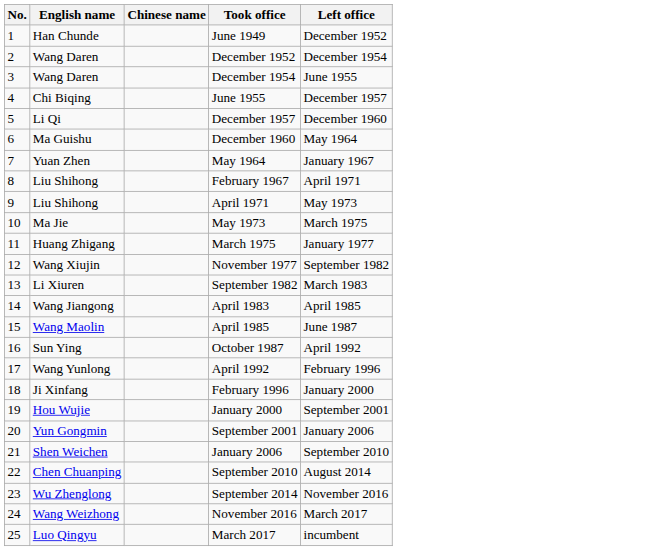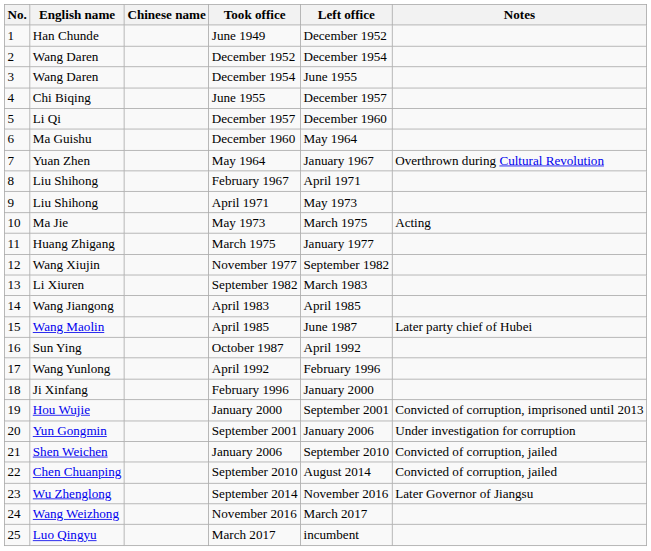+ column: (519, 14)
